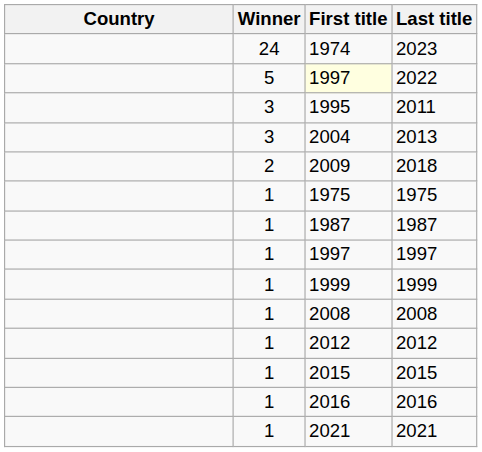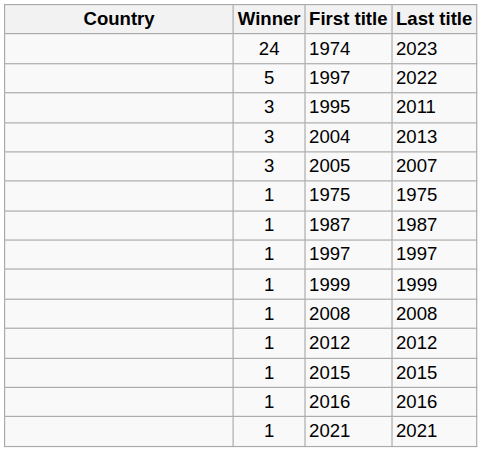(330, 78) lightyellow background -> (330, 78) no background
+ row: (417, 166)
- row: (417, 166)
